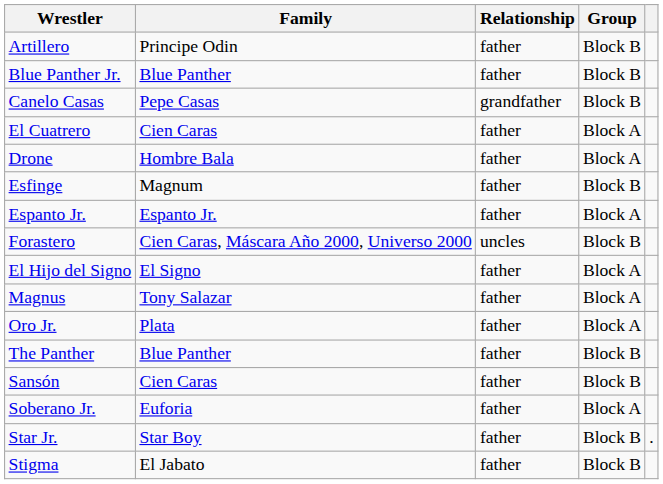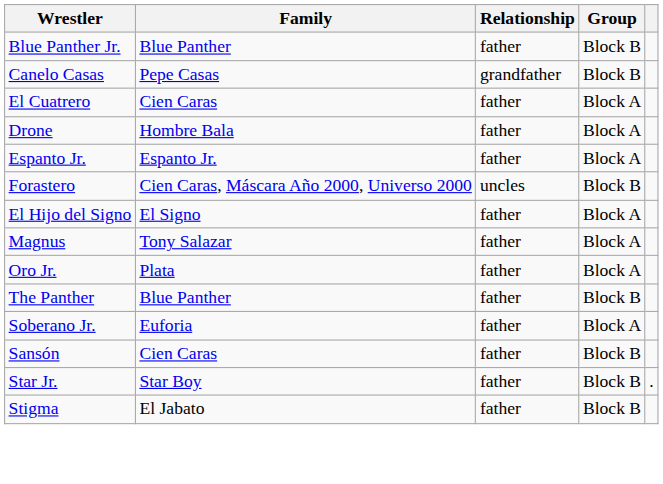- row: (39, 46)
- row: (35, 185)
rows swapped: (34, 381) <-> (52, 409)
